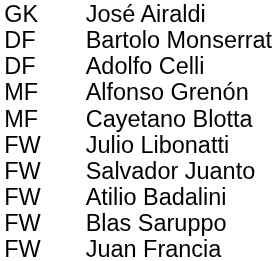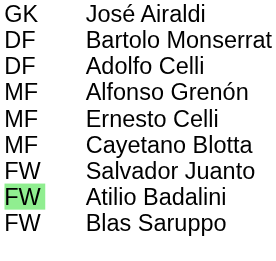+ row: (152, 118)
- row: (157, 144)
(22, 197) no background -> (22, 197) lightgreen background
- row: (154, 249)
